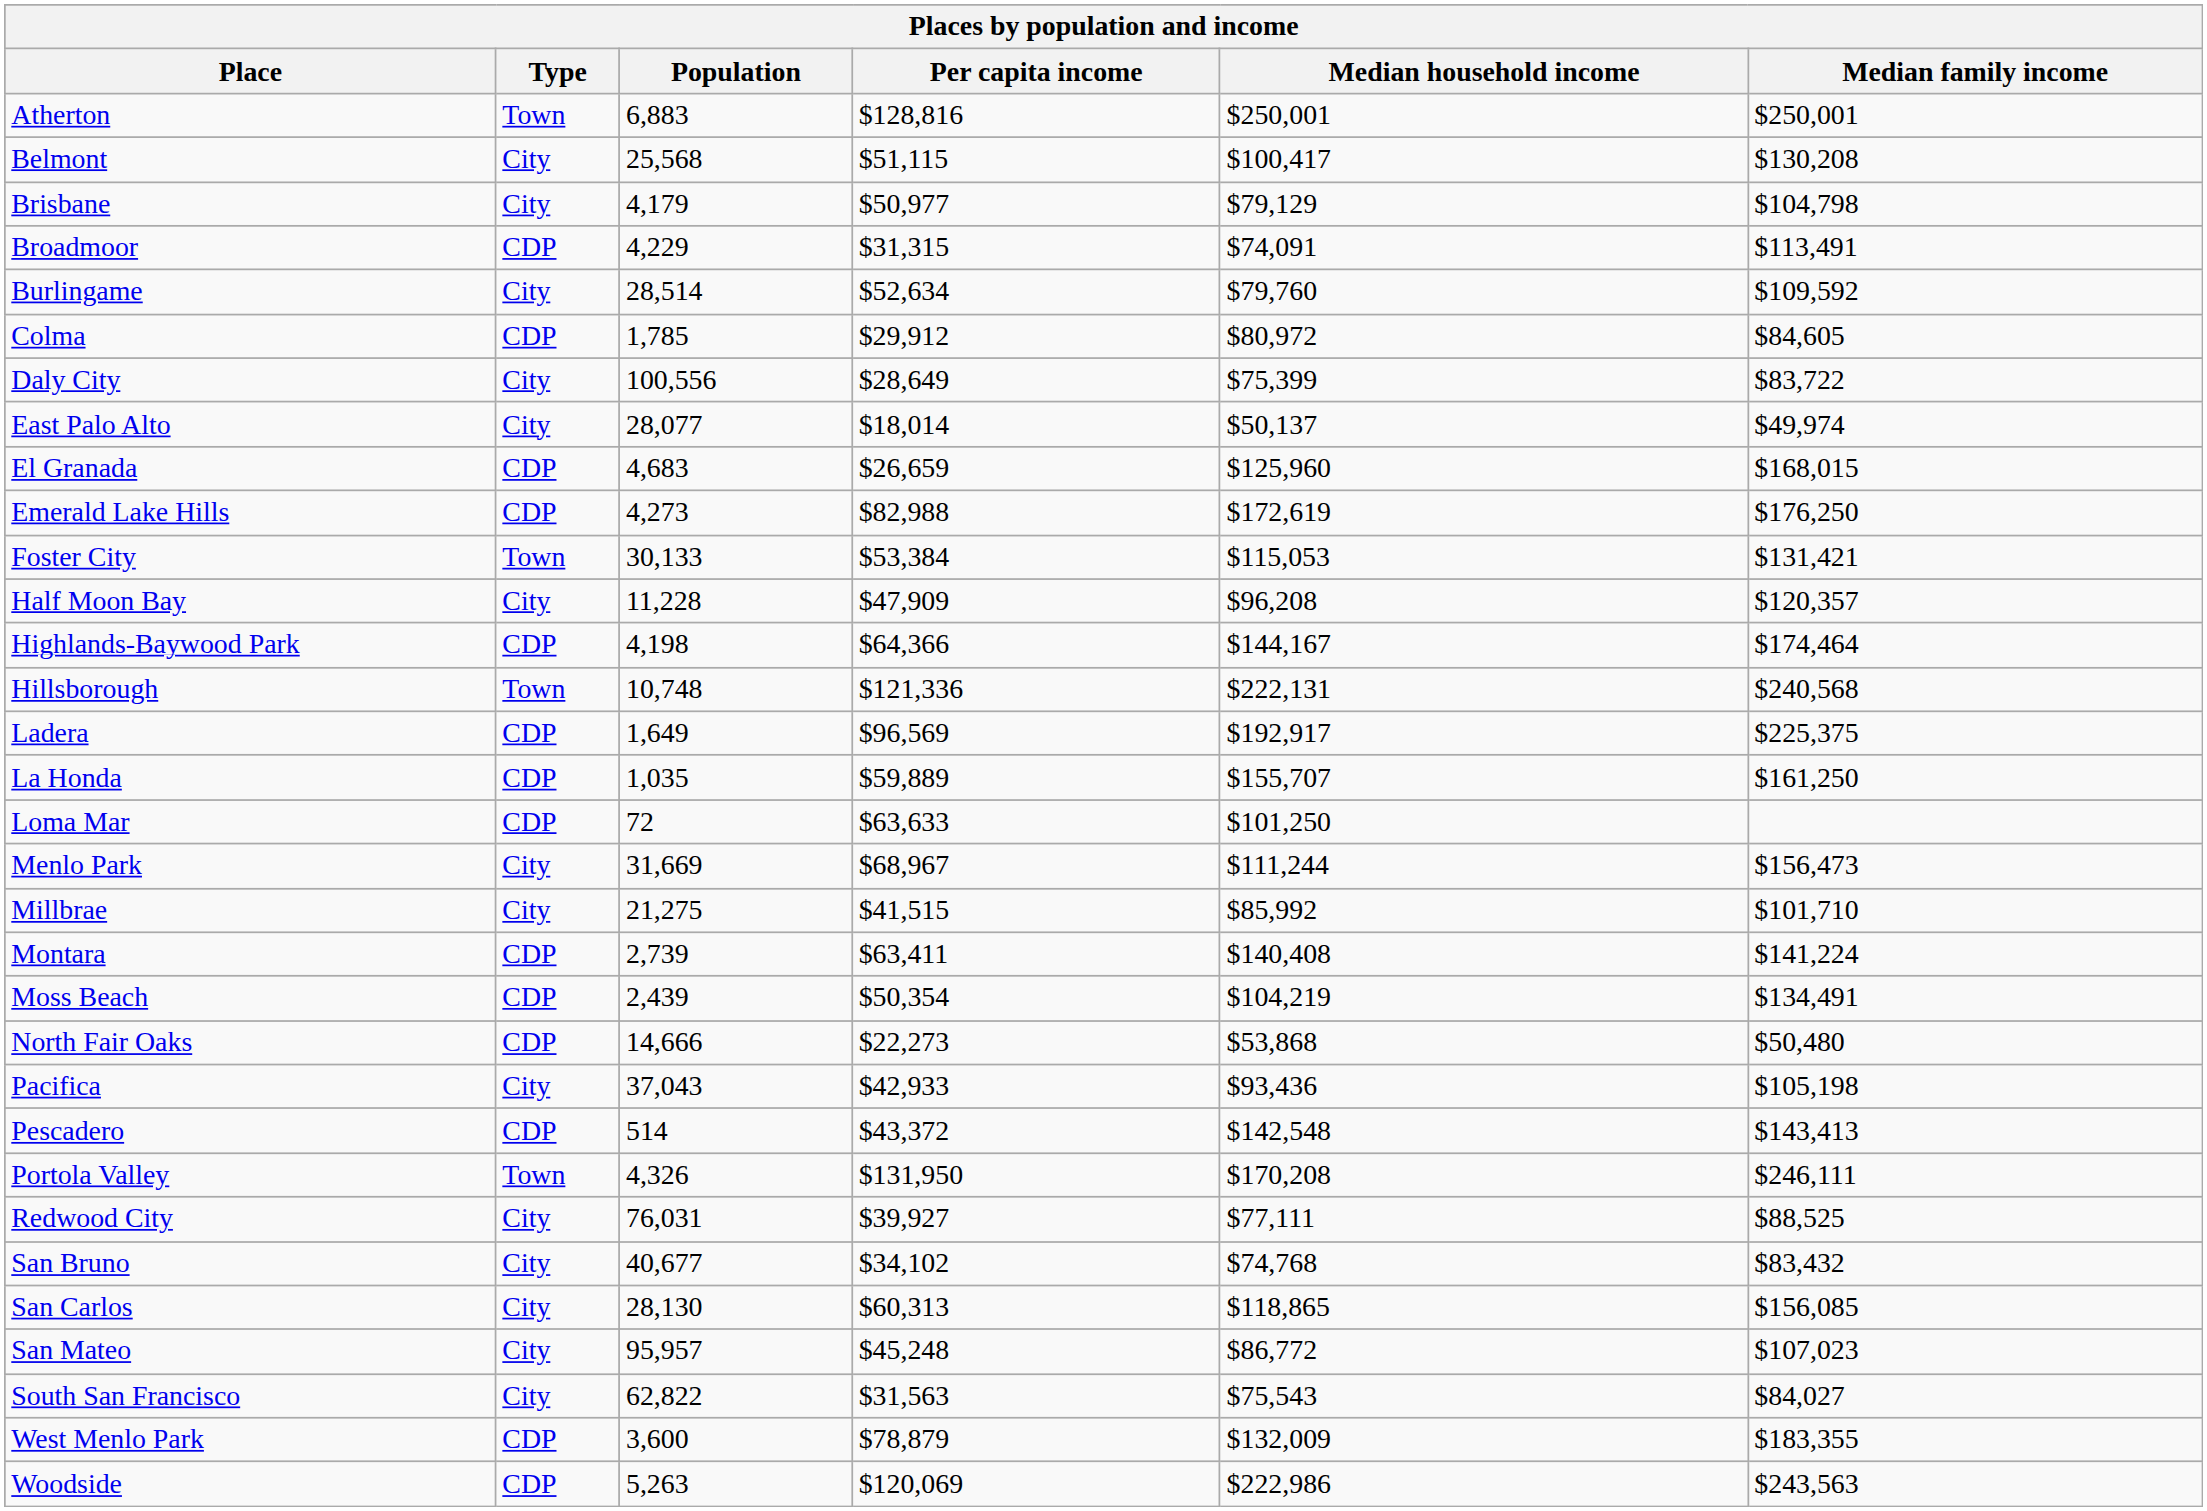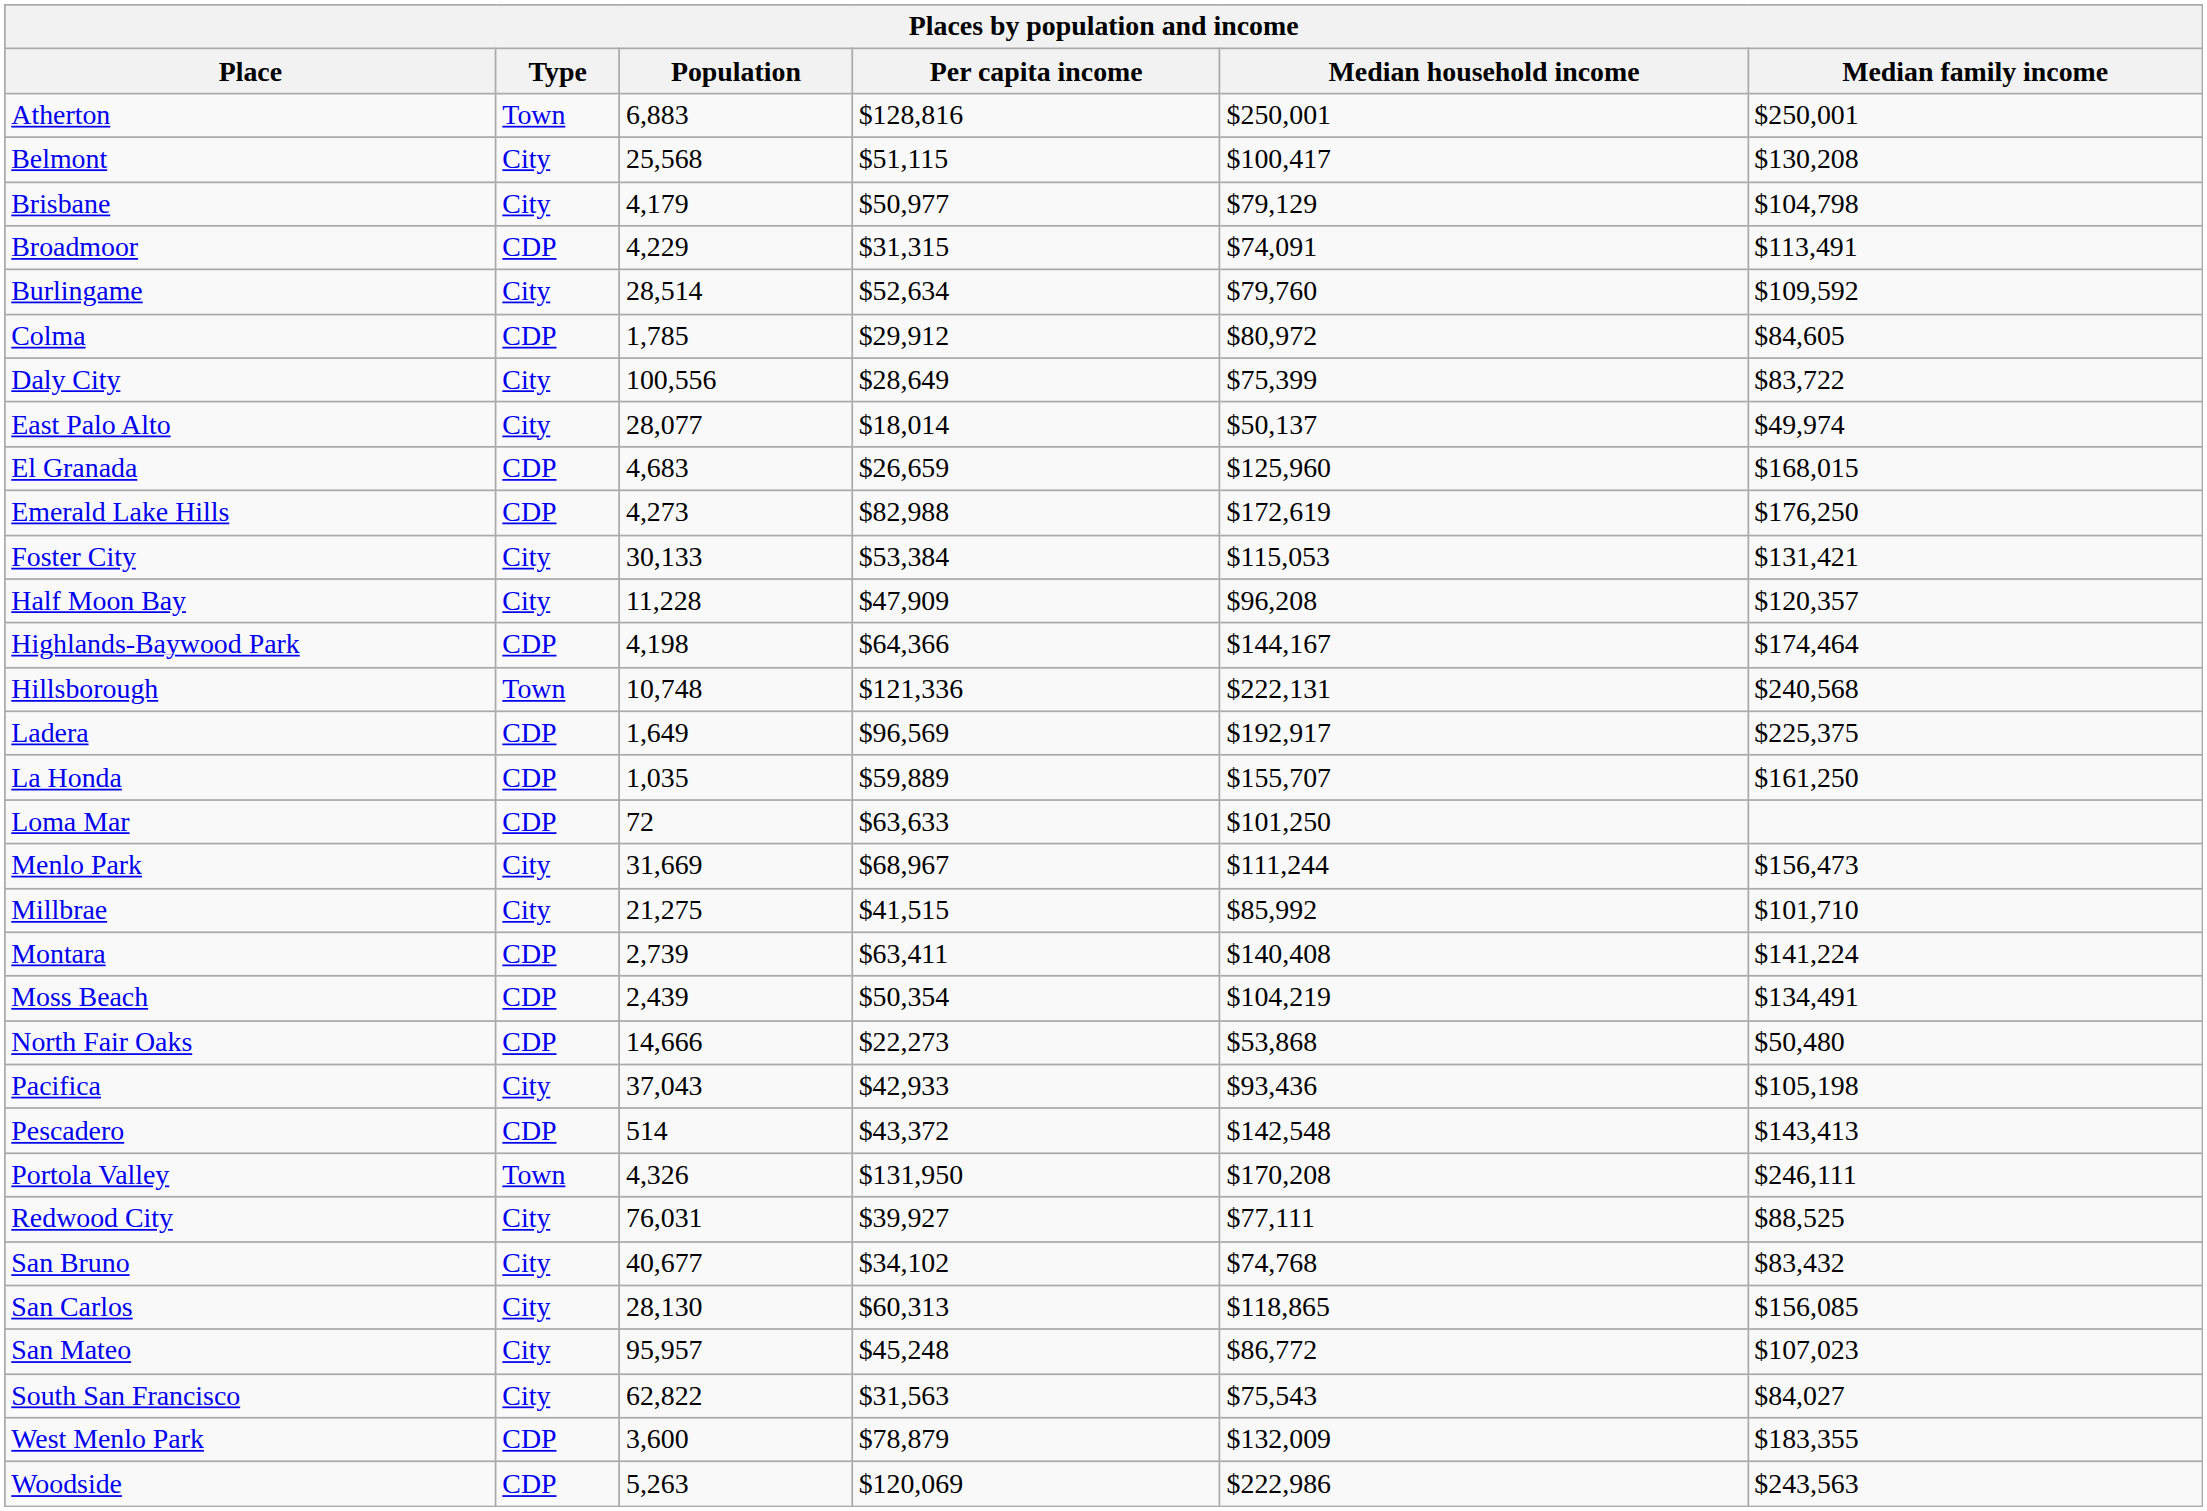(534, 556) Town -> (526, 556) City
